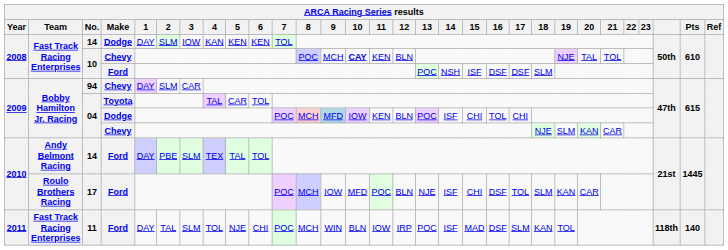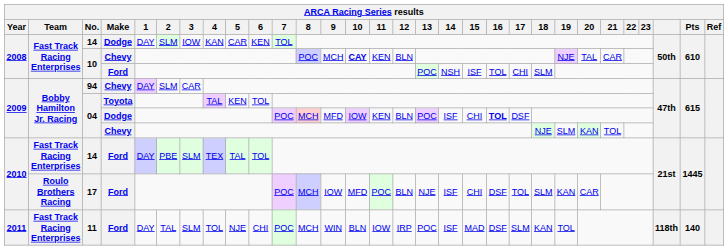(238, 41) KEN -> (238, 41) CAR
(613, 56) TOL -> (613, 56) CAR
(498, 71) DSF -> (498, 71) TOL
(520, 71) DSF -> (520, 71) CHI
(238, 101) CAR -> (238, 101) KEN
(333, 116) lightblue background -> (333, 116) no background
(498, 116) normal -> (498, 116) bold
(520, 116) CHI -> (520, 116) DSF
(613, 130) CAR -> (613, 130) TOL
(56, 156) Andy Belmont Racing -> (56, 156) Fast Track Racing Enterprises
